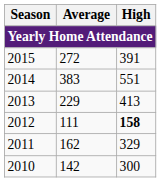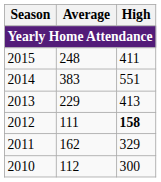(70, 58) 272 -> (70, 58) 248
(130, 58) 391 -> (130, 58) 411
(70, 166) 142 -> (69, 166) 112
